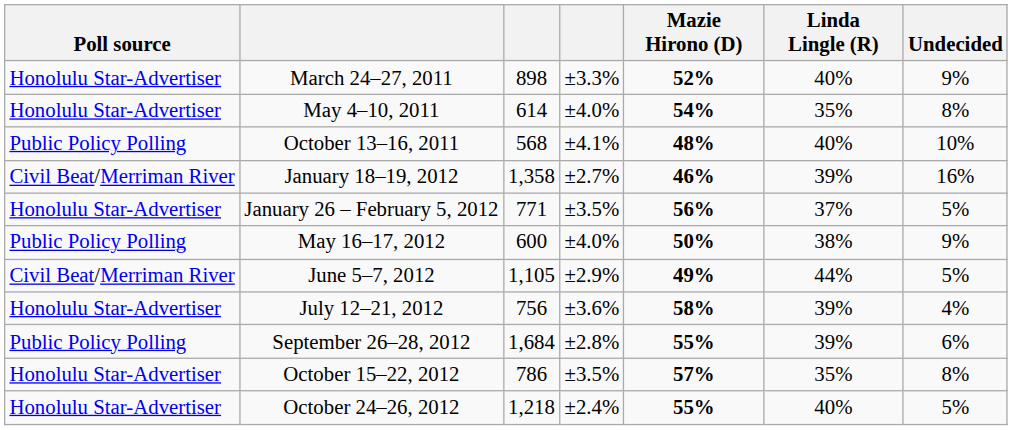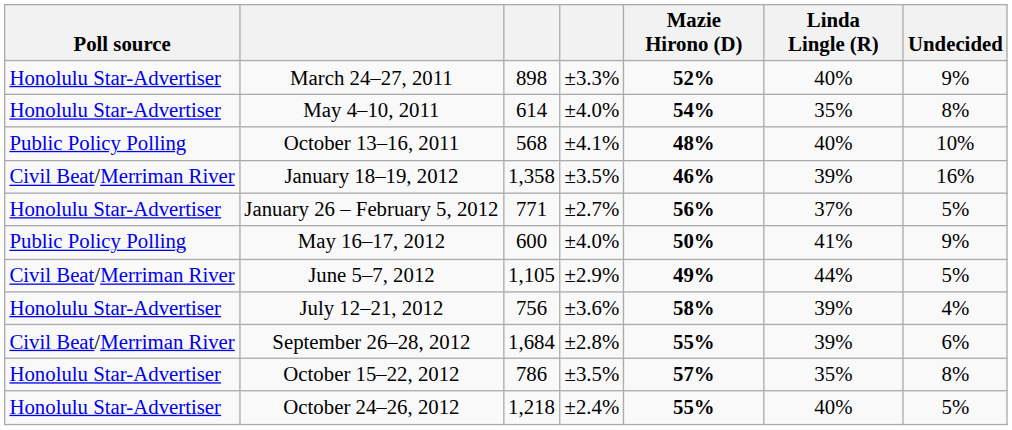(592, 176) ±2.7% -> (592, 176) ±3.5%
(592, 209) ±3.5% -> (592, 209) ±2.7%
(833, 242) 38% -> (833, 242) 41%
(98, 341) Public Policy Polling -> (122, 341) Civil Beat/Merriman River
